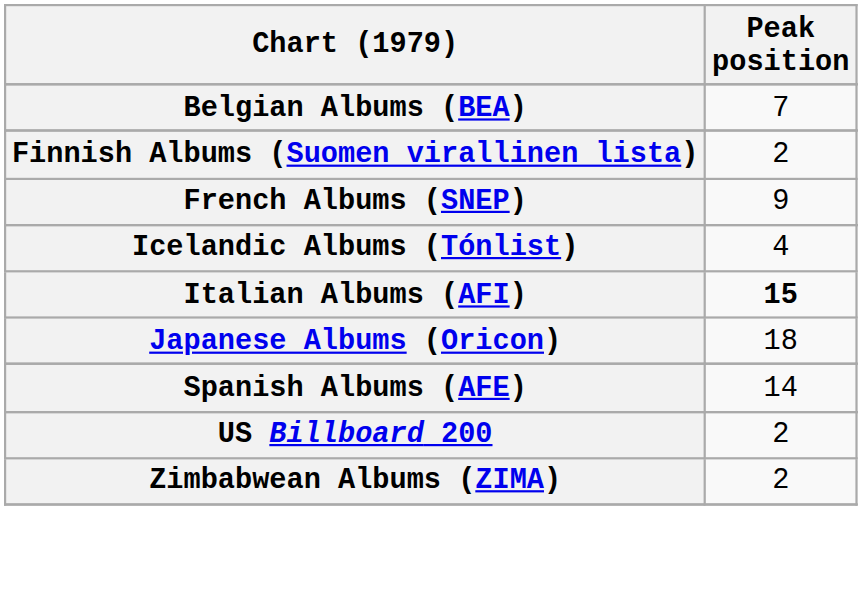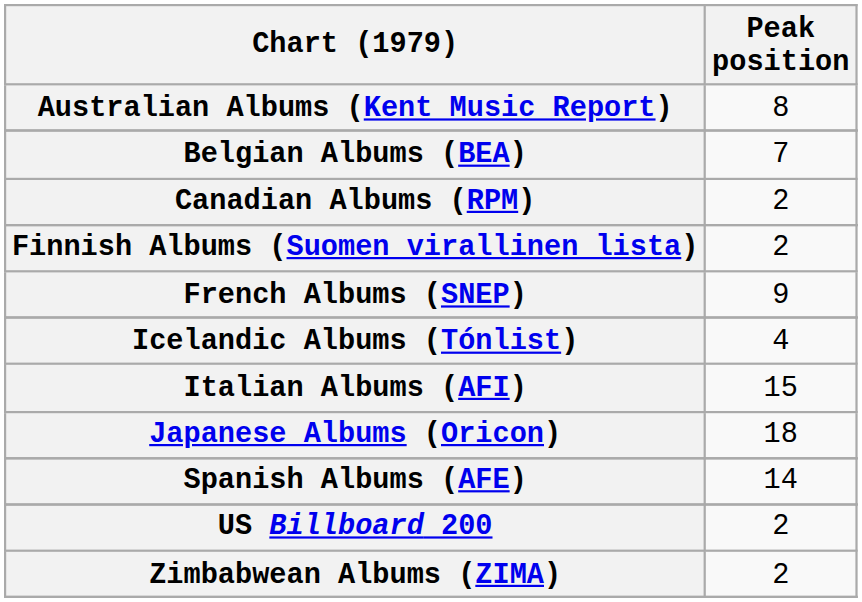+ row: (355, 108)
+ row: (355, 201)
(781, 294) bold -> (781, 388) normal
